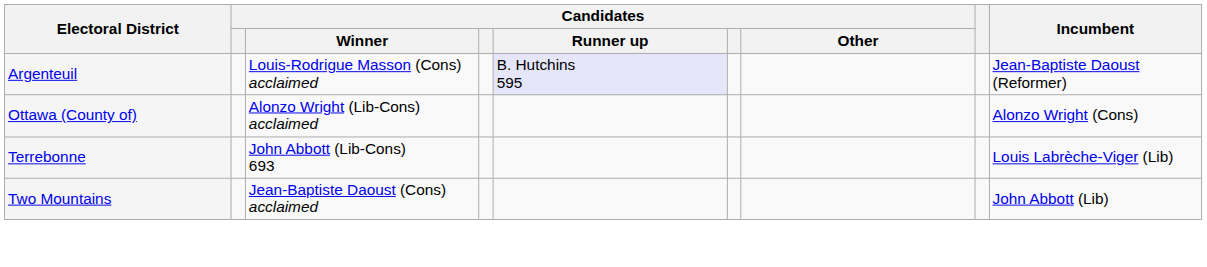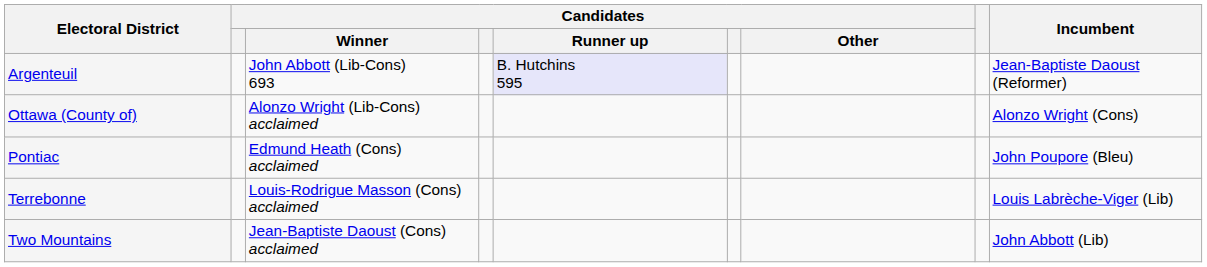(355, 74) Louis-Rodrigue Masson (Cons) acclaimed -> (327, 74) John Abbott (Lib-Cons) 693
+ row: (34, 157)
(327, 157) John Abbott (Lib-Cons) 693 -> (355, 198) Louis-Rodrigue Masson (Cons) acclaimed
